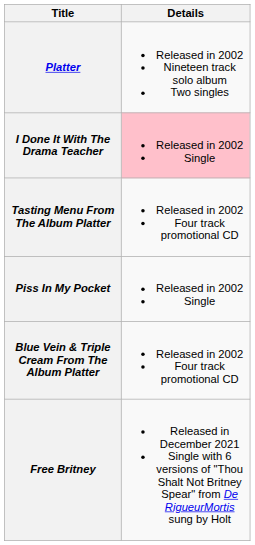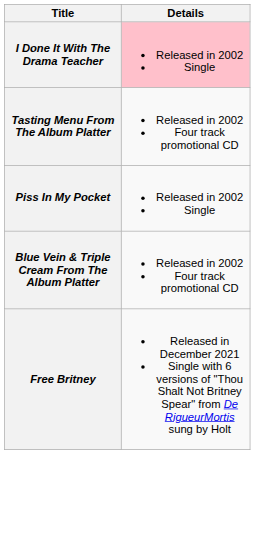- row: (63, 67)
